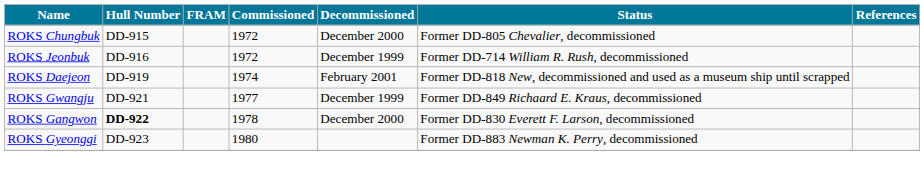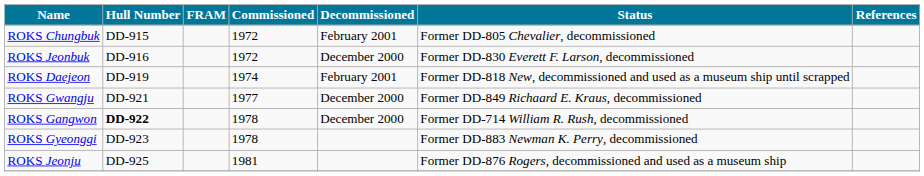(362, 35) December 2000 -> (359, 35) February 2001
(362, 56) December 1999 -> (362, 56) December 2000
(554, 56) Former DD-714 William R. Rush, decommissioned -> (557, 56) Former DD-830 Everett F. Larson, decommissioned
(362, 98) December 1999 -> (362, 98) December 2000
(557, 118) Former DD-830 Everett F. Larson, decommissioned -> (554, 118) Former DD-714 William R. Rush, decommissioned
(245, 139) 1980 -> (245, 139) 1978
+ row: (44, 160)
